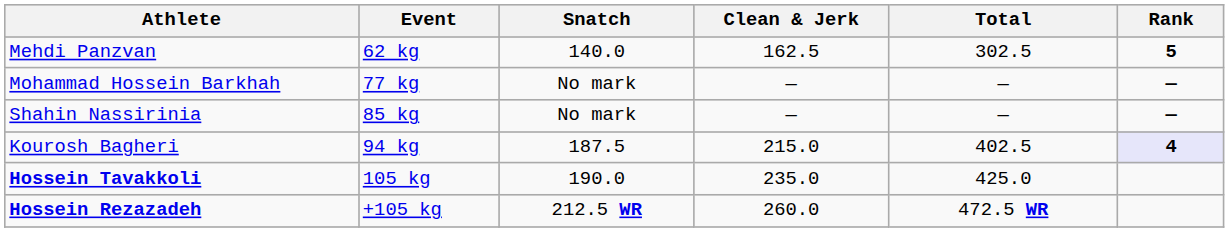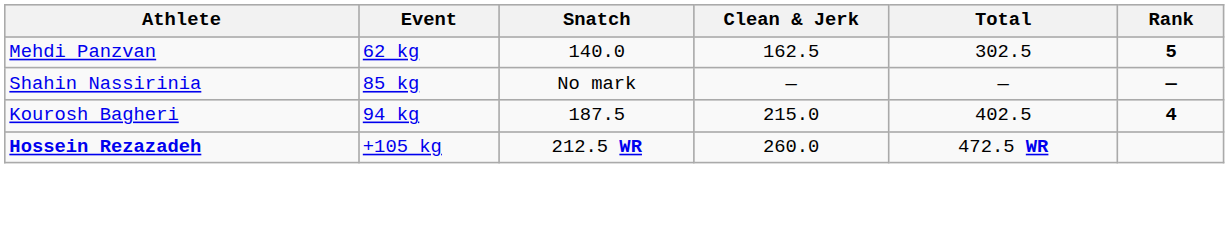- row: (145, 84)
(1171, 147) lavender background -> (1171, 115) no background
- row: (105, 179)
